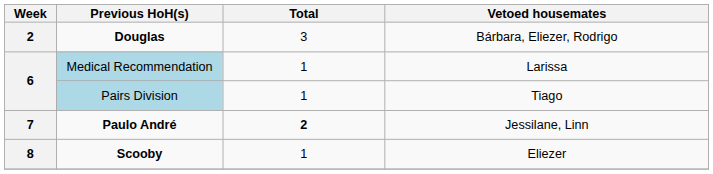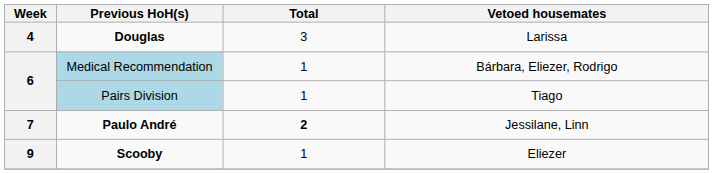(30, 37) 2 -> (30, 37) 4
(547, 37) Bárbara, Eliezer, Rodrigo -> (547, 37) Larissa
(547, 66) Larissa -> (547, 66) Bárbara, Eliezer, Rodrigo
(30, 154) 8 -> (30, 154) 9
